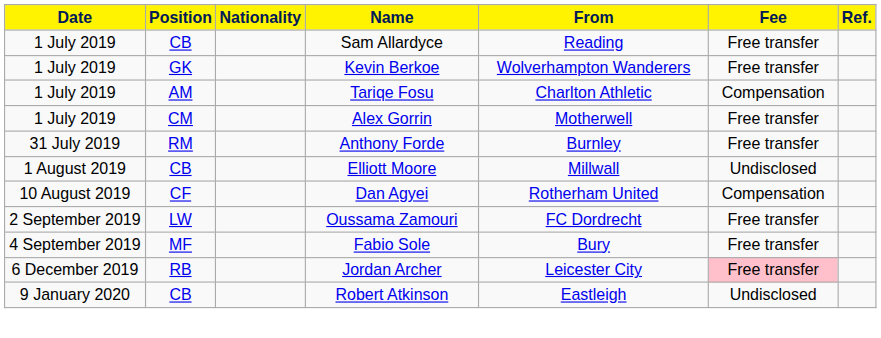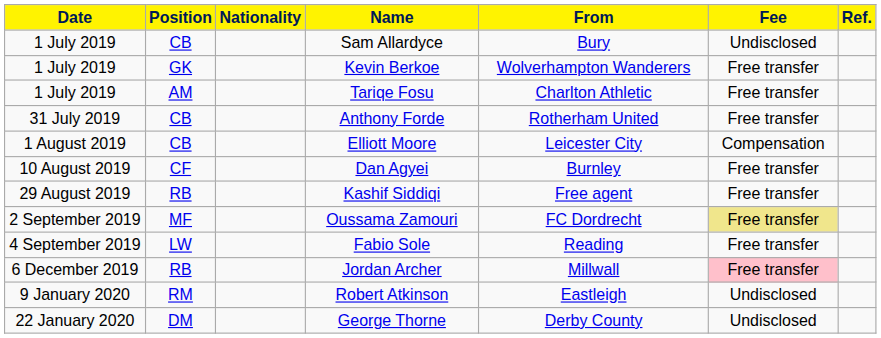(594, 43) Reading -> (594, 43) Bury
(773, 43) Free transfer -> (773, 43) Undisclosed
(773, 93) Compensation -> (773, 93) Free transfer
- row: (392, 119)
(180, 144) RM -> (180, 119) CB
(594, 144) Burnley -> (594, 119) Rotherham United
(594, 169) Millwall -> (594, 144) Leicester City
(773, 169) Undisclosed -> (773, 144) Compensation
(594, 194) Rotherham United -> (594, 169) Burnley
(773, 194) Compensation -> (773, 169) Free transfer
+ row: (392, 194)
(180, 220) LW -> (180, 220) MF
(773, 220) no background -> (773, 220) khaki background
(180, 245) MF -> (180, 245) LW
(594, 245) Bury -> (594, 245) Reading
(594, 270) Leicester City -> (594, 270) Millwall
(180, 295) CB -> (180, 295) RM
+ row: (392, 321)
